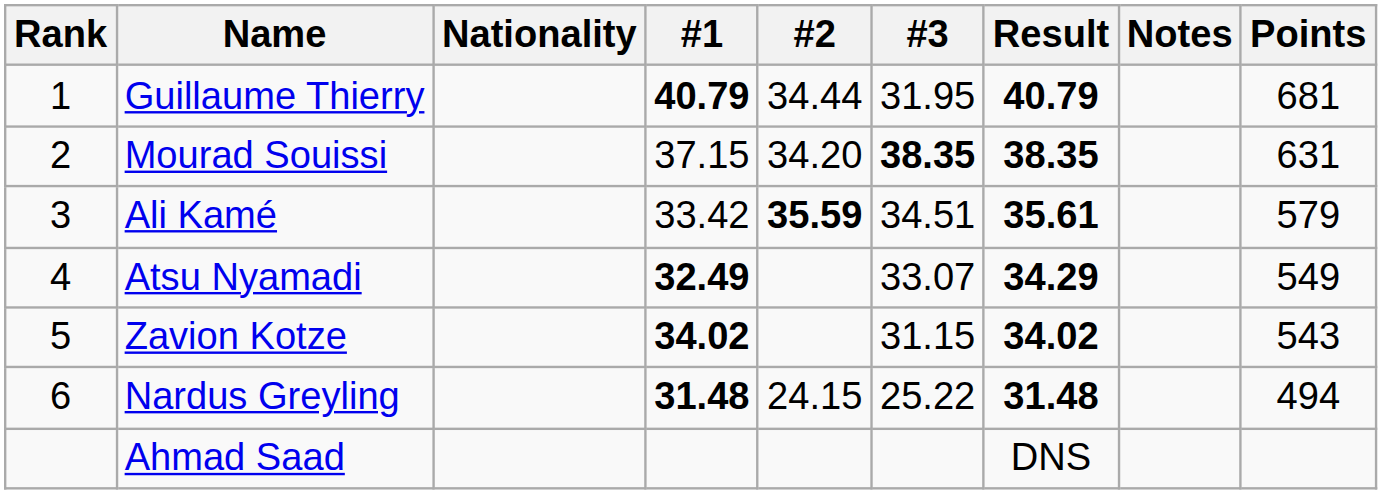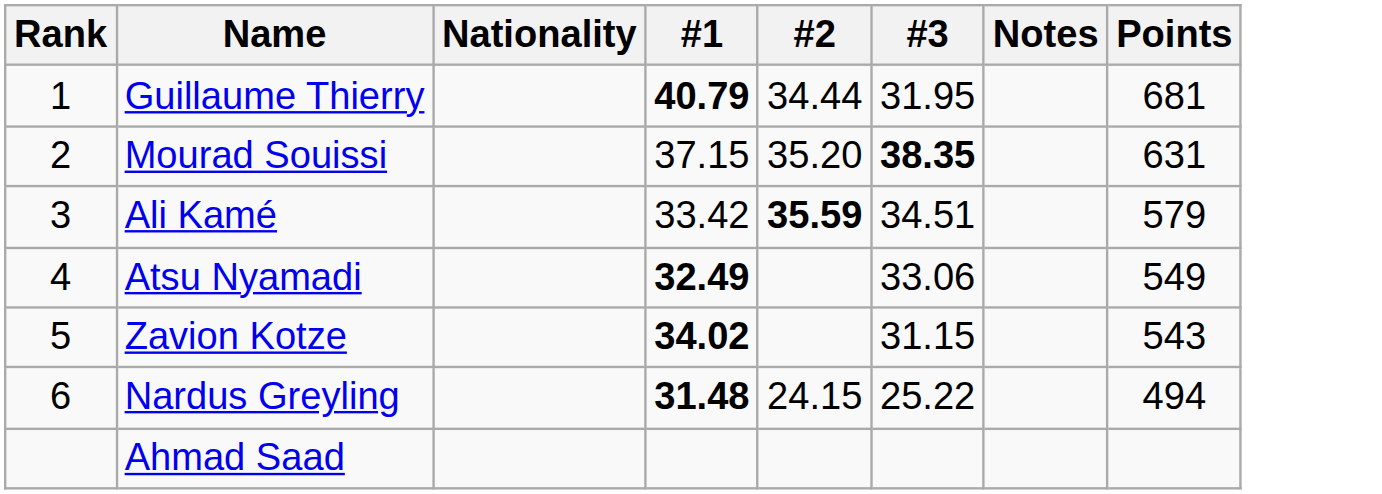- column: (1051, 34)
(815, 155) 34.20 -> (815, 155) 35.20
(928, 276) 33.07 -> (928, 276) 33.06
